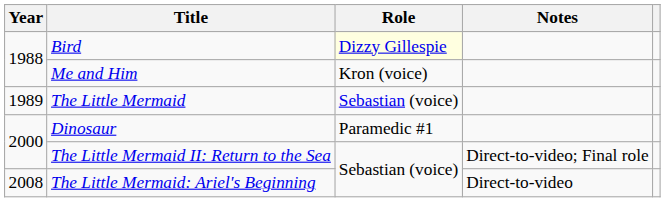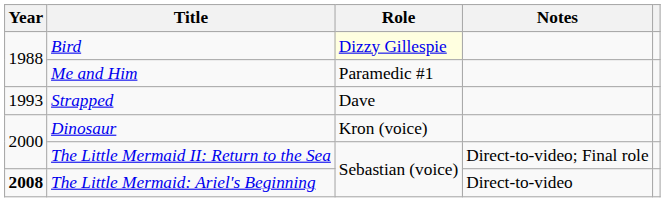(383, 73) Kron (voice) -> (386, 73) Paramedic #1
- row: (118, 100)
+ row: (82, 100)
(386, 127) Paramedic #1 -> (383, 127) Kron (voice)
(26, 182) normal -> (26, 182) bold
